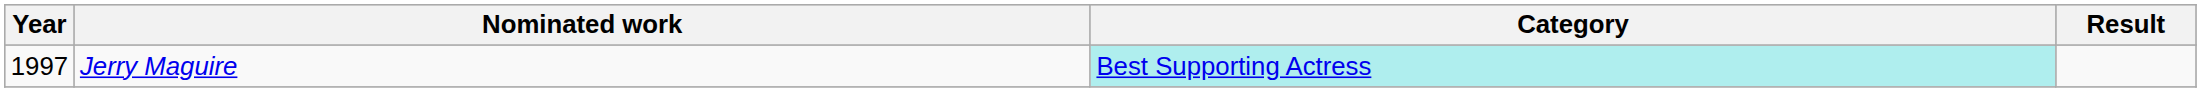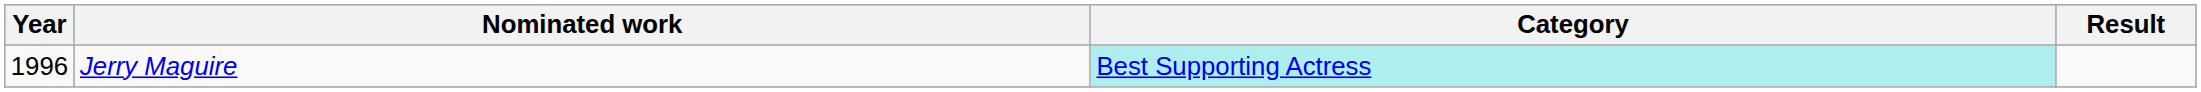(39, 65) 1997 -> (39, 65) 1996
